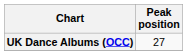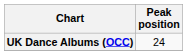(159, 42) 27 -> (159, 42) 24
